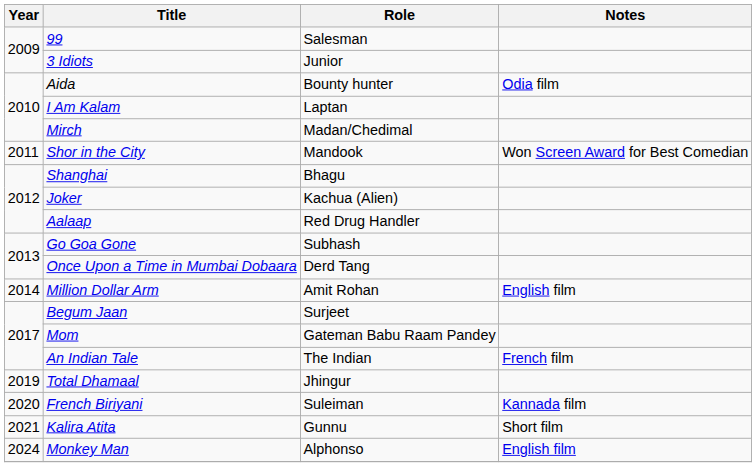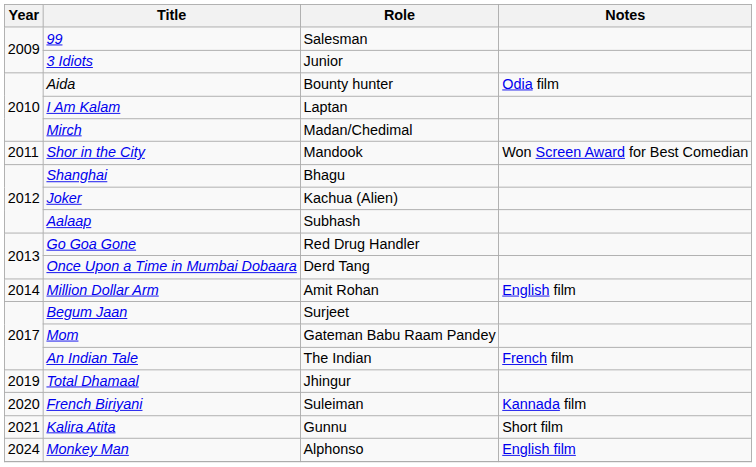(362, 221) Red Drug Handler -> (332, 221) Subhash
(332, 244) Subhash -> (362, 244) Red Drug Handler
